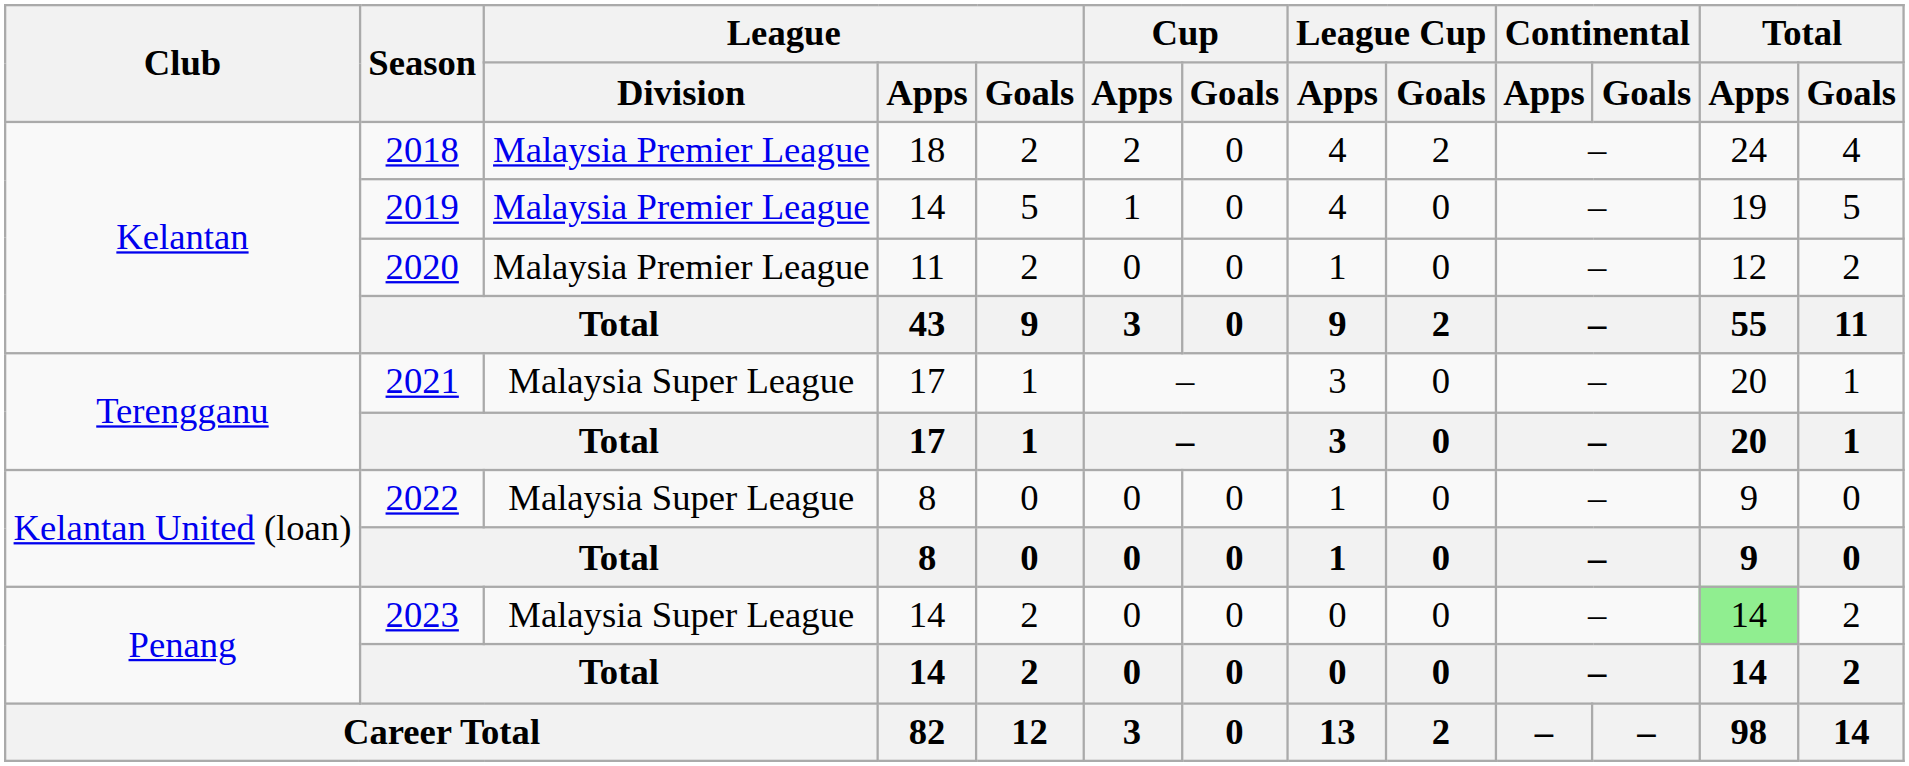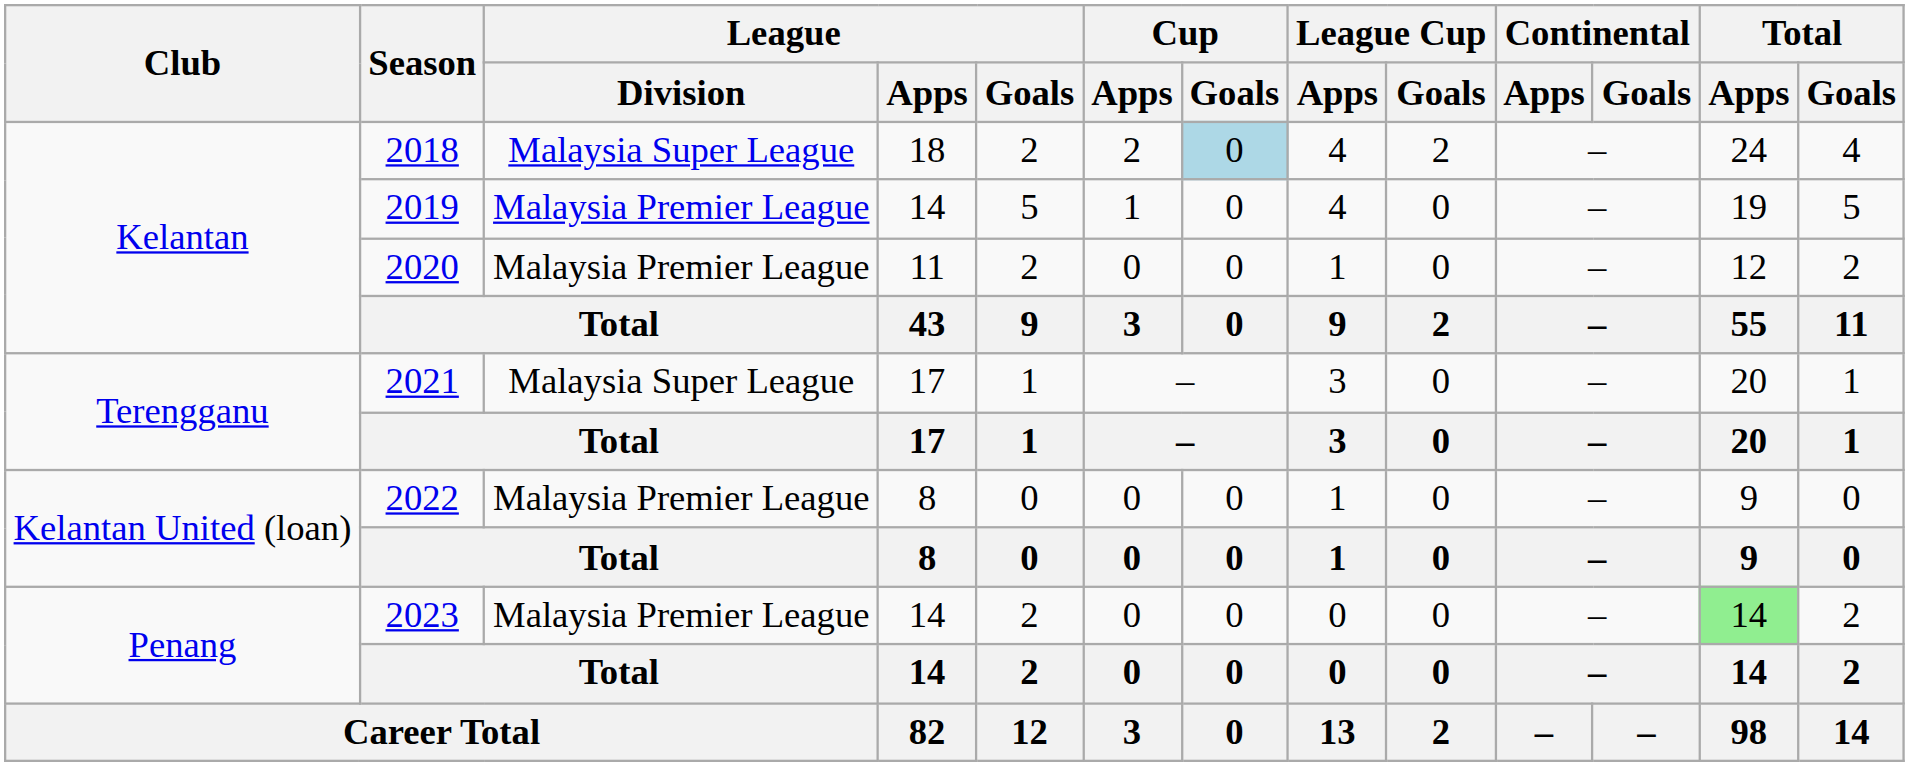(681, 149) Malaysia Premier League -> (681, 149) Malaysia Super League
(1234, 149) no background -> (1234, 149) lightblue background
(681, 498) Malaysia Super League -> (681, 498) Malaysia Premier League
(681, 614) Malaysia Super League -> (681, 614) Malaysia Premier League
